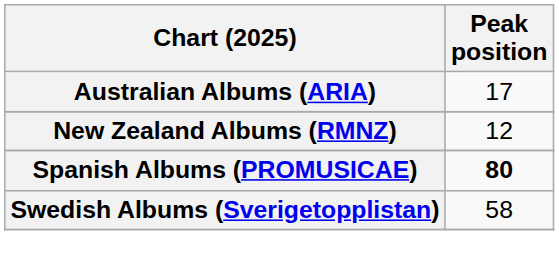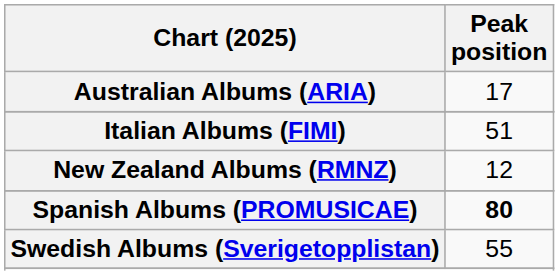+ row: (225, 130)
(499, 209) 58 -> (499, 248) 55
